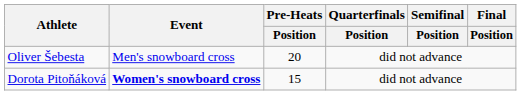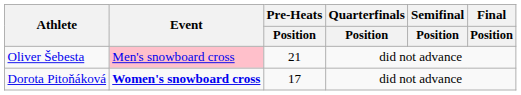(173, 57) no background -> (173, 57) pink background
(294, 57) 20 -> (294, 57) 21
(294, 79) 15 -> (294, 79) 17
